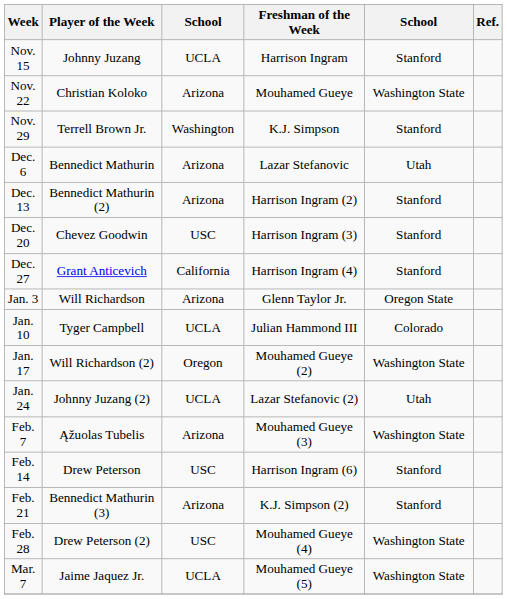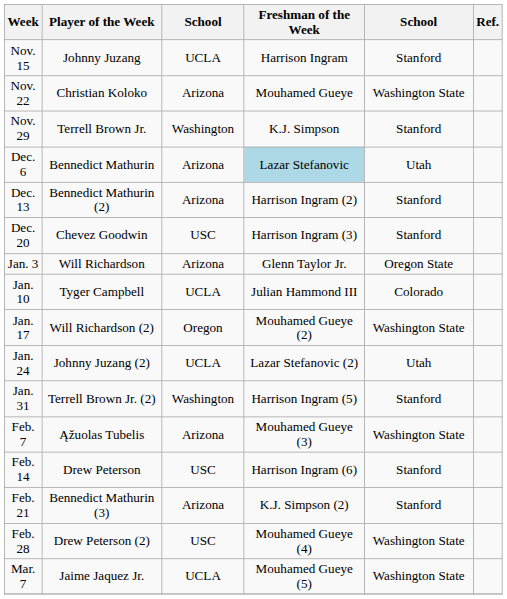(304, 164) no background -> (304, 164) lightblue background
- row: (23, 271)
+ row: (23, 398)
